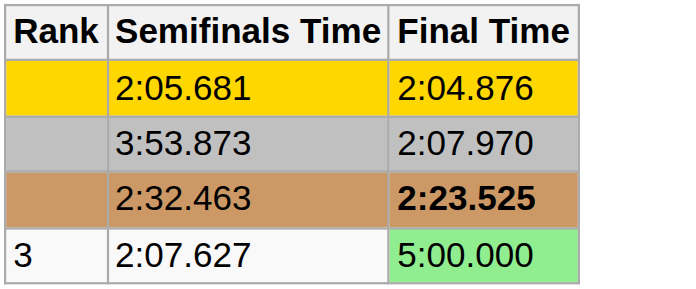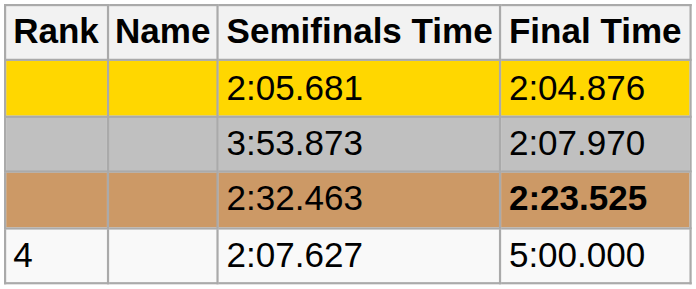+ column: (163, 32)
(23, 254) 3 -> (23, 254) 4
(466, 254) lightgreen background -> (577, 254) no background
